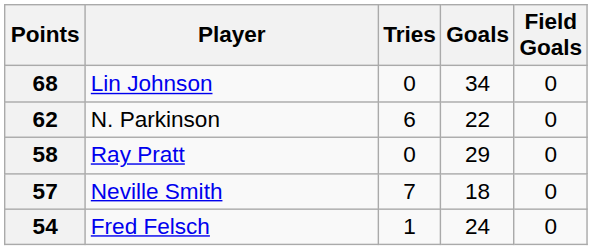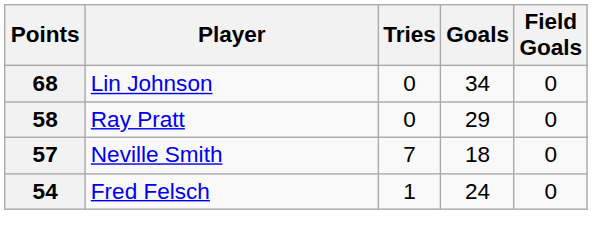- row: (45, 119)
